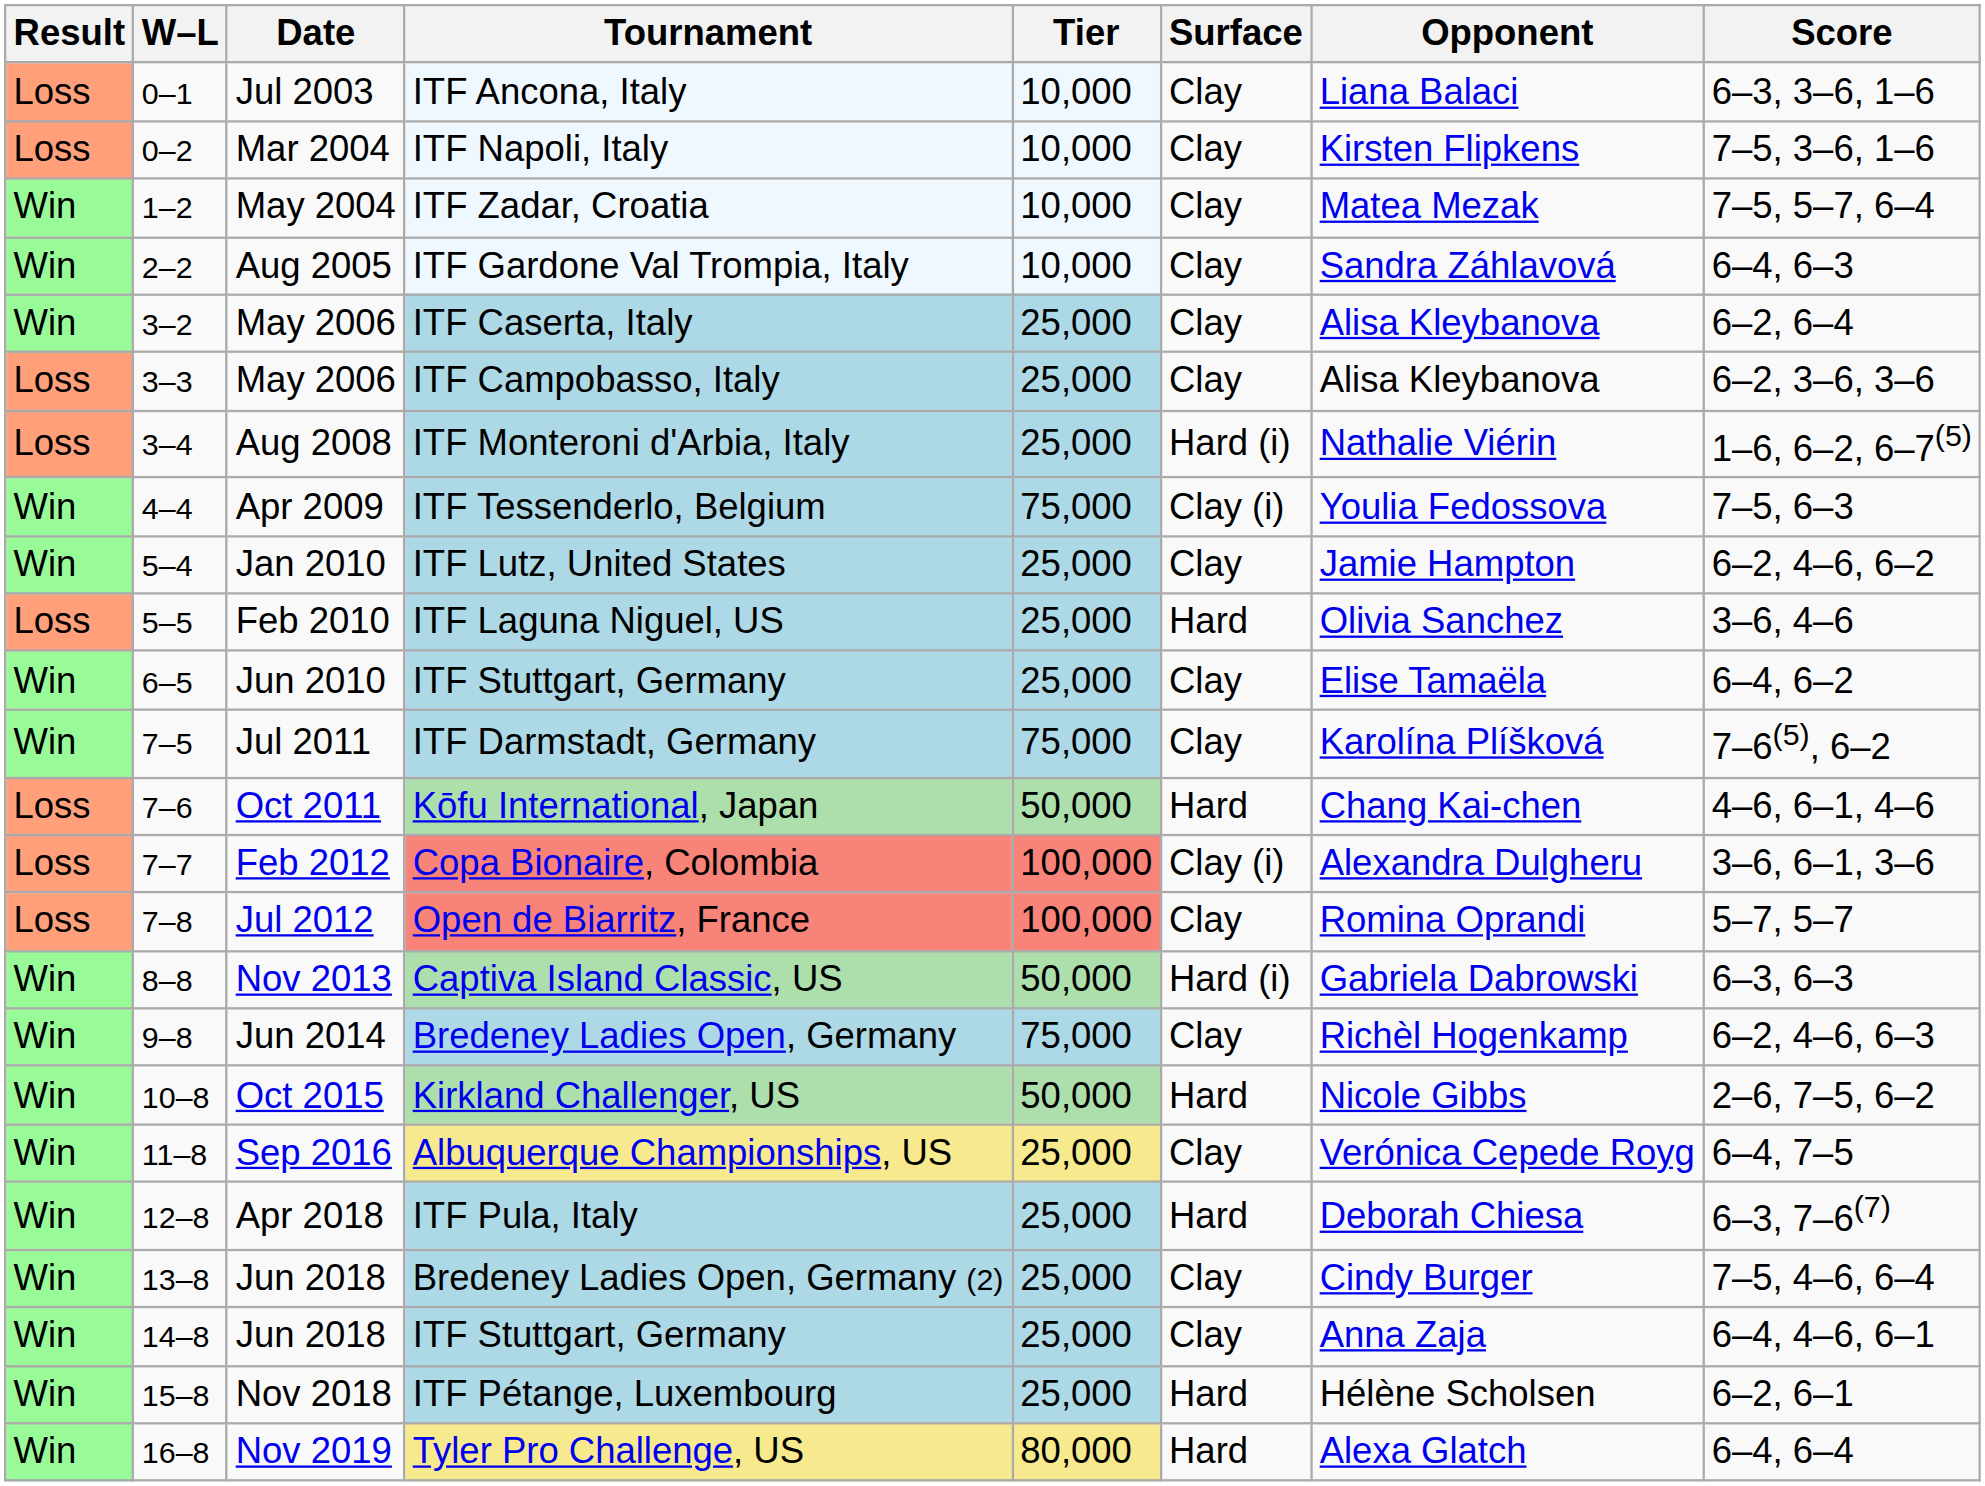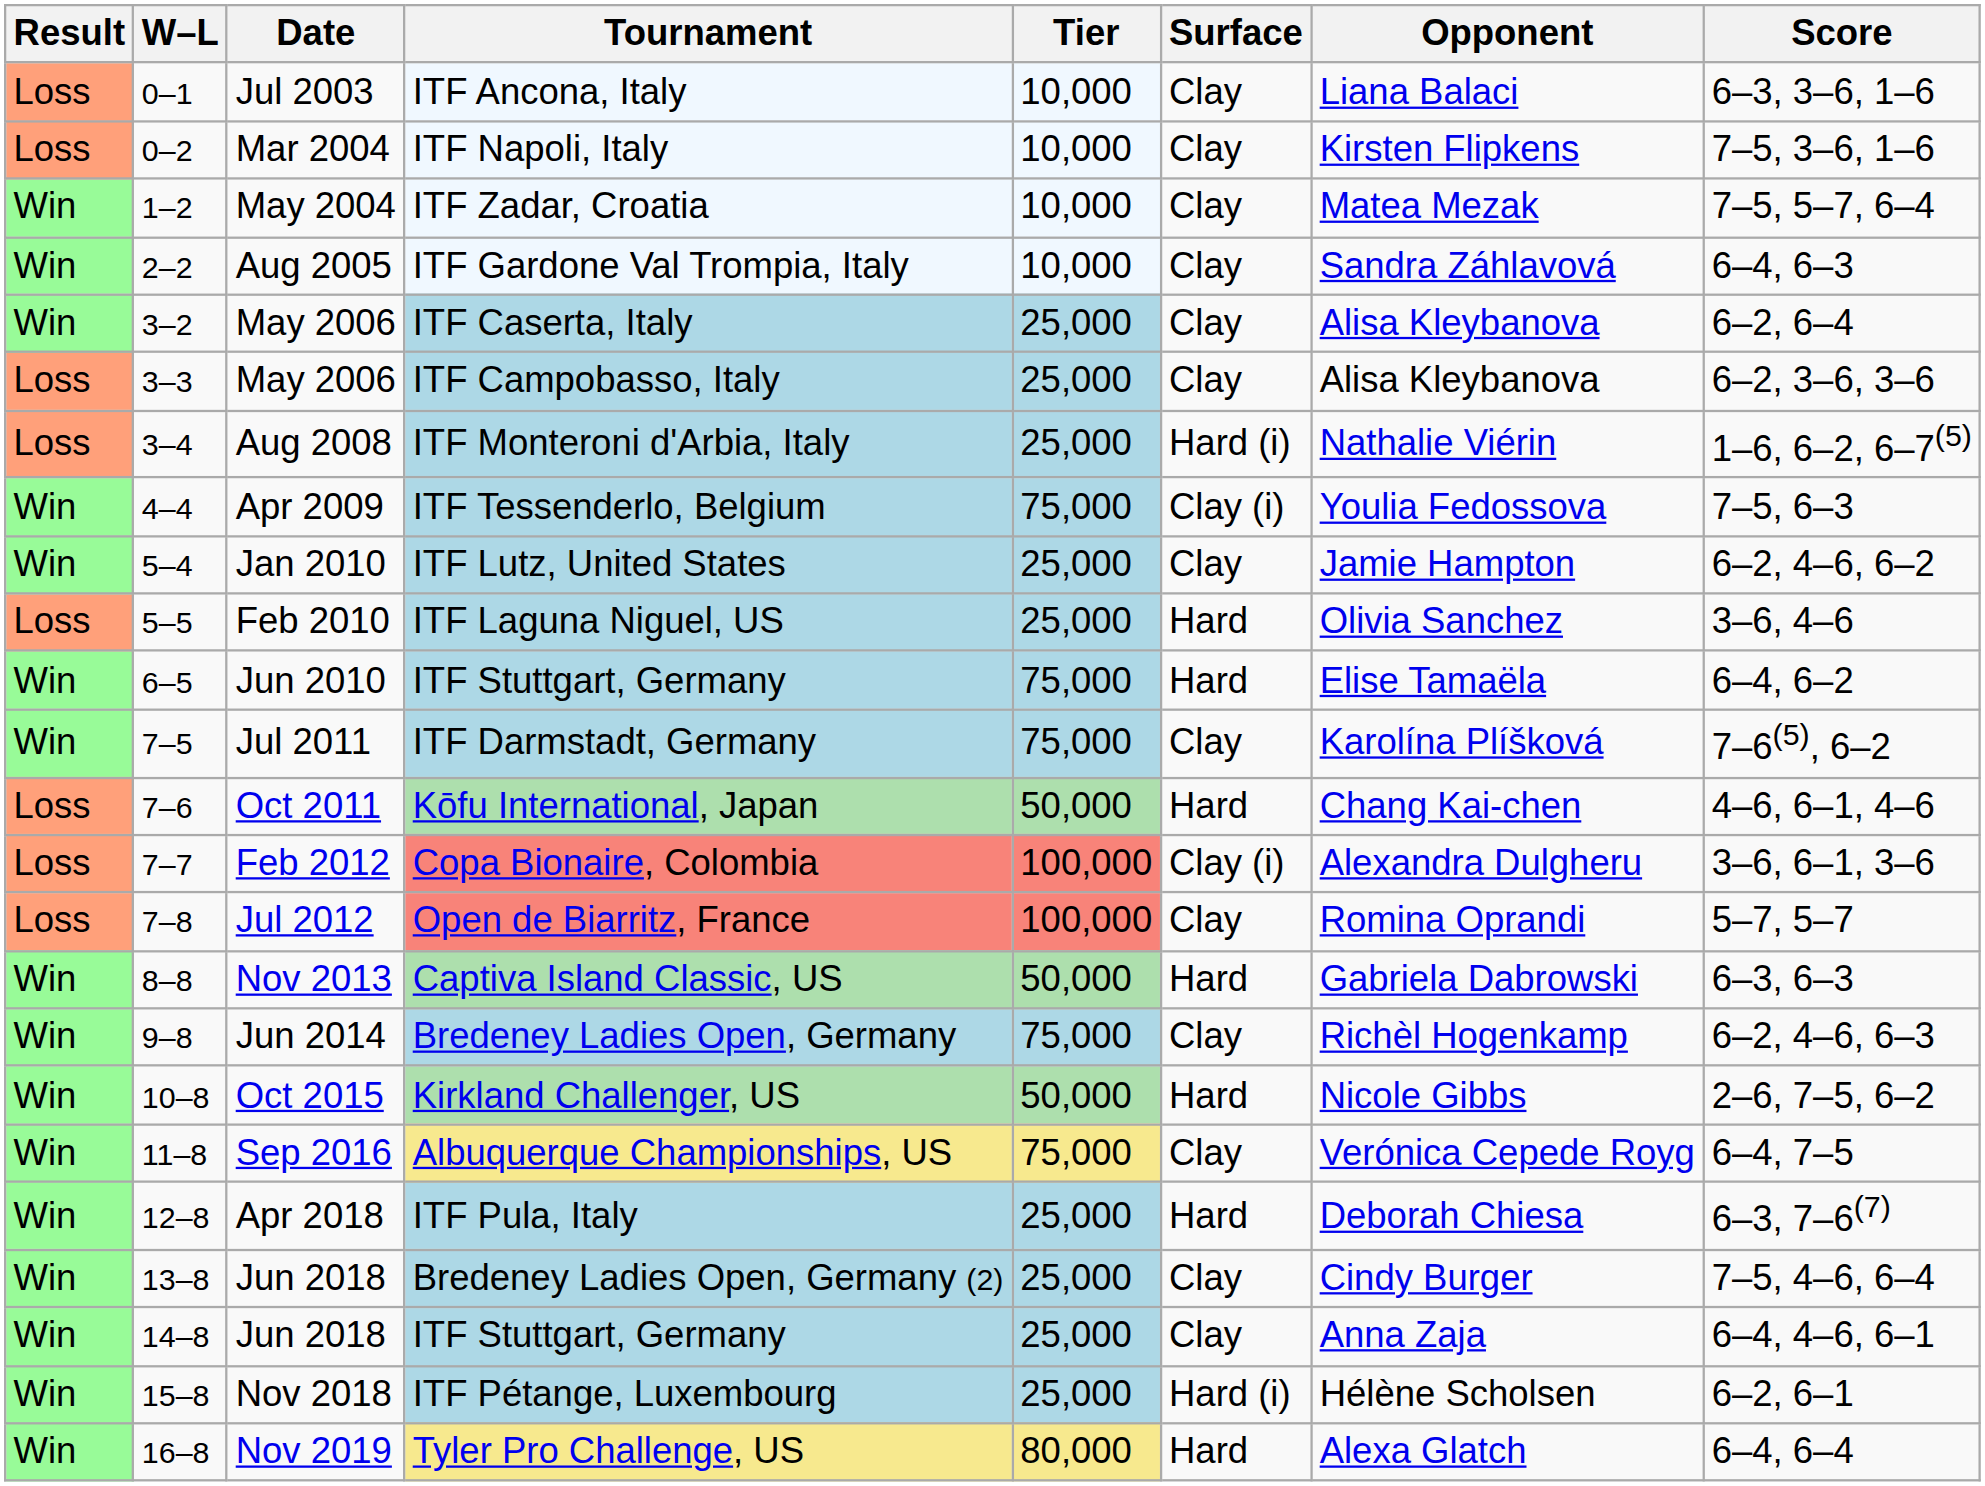(1076, 679) 25,000 -> (1076, 679) 75,000
(1206, 679) Clay -> (1209, 679) Hard
(1230, 978) Hard (i) -> (1209, 978) Hard
(1076, 1152) 25,000 -> (1076, 1152) 75,000
(1209, 1393) Hard -> (1230, 1393) Hard (i)
